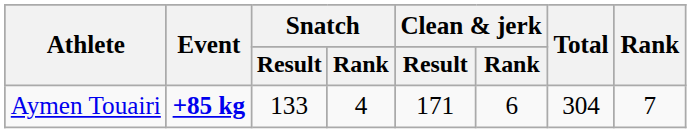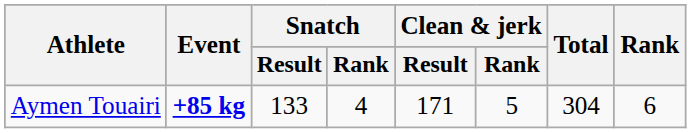(512, 106) 6 -> (512, 106) 5
(650, 106) 7 -> (650, 106) 6
